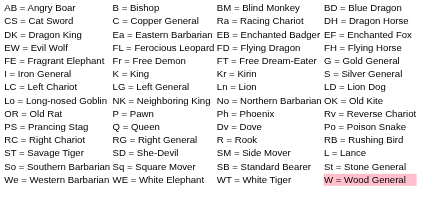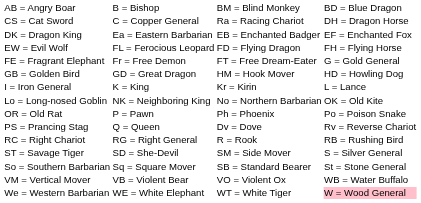+ row: (42, 74)
(363, 74) S = Silver General -> (345, 87) L = Lance
- row: (41, 87)
(370, 114) Rv = Reverse Chariot -> (365, 114) Po = Poison Snake
(365, 127) Po = Poison Snake -> (370, 127) Rv = Reverse Chariot
(345, 153) L = Lance -> (363, 153) S = Silver General
+ row: (47, 180)
